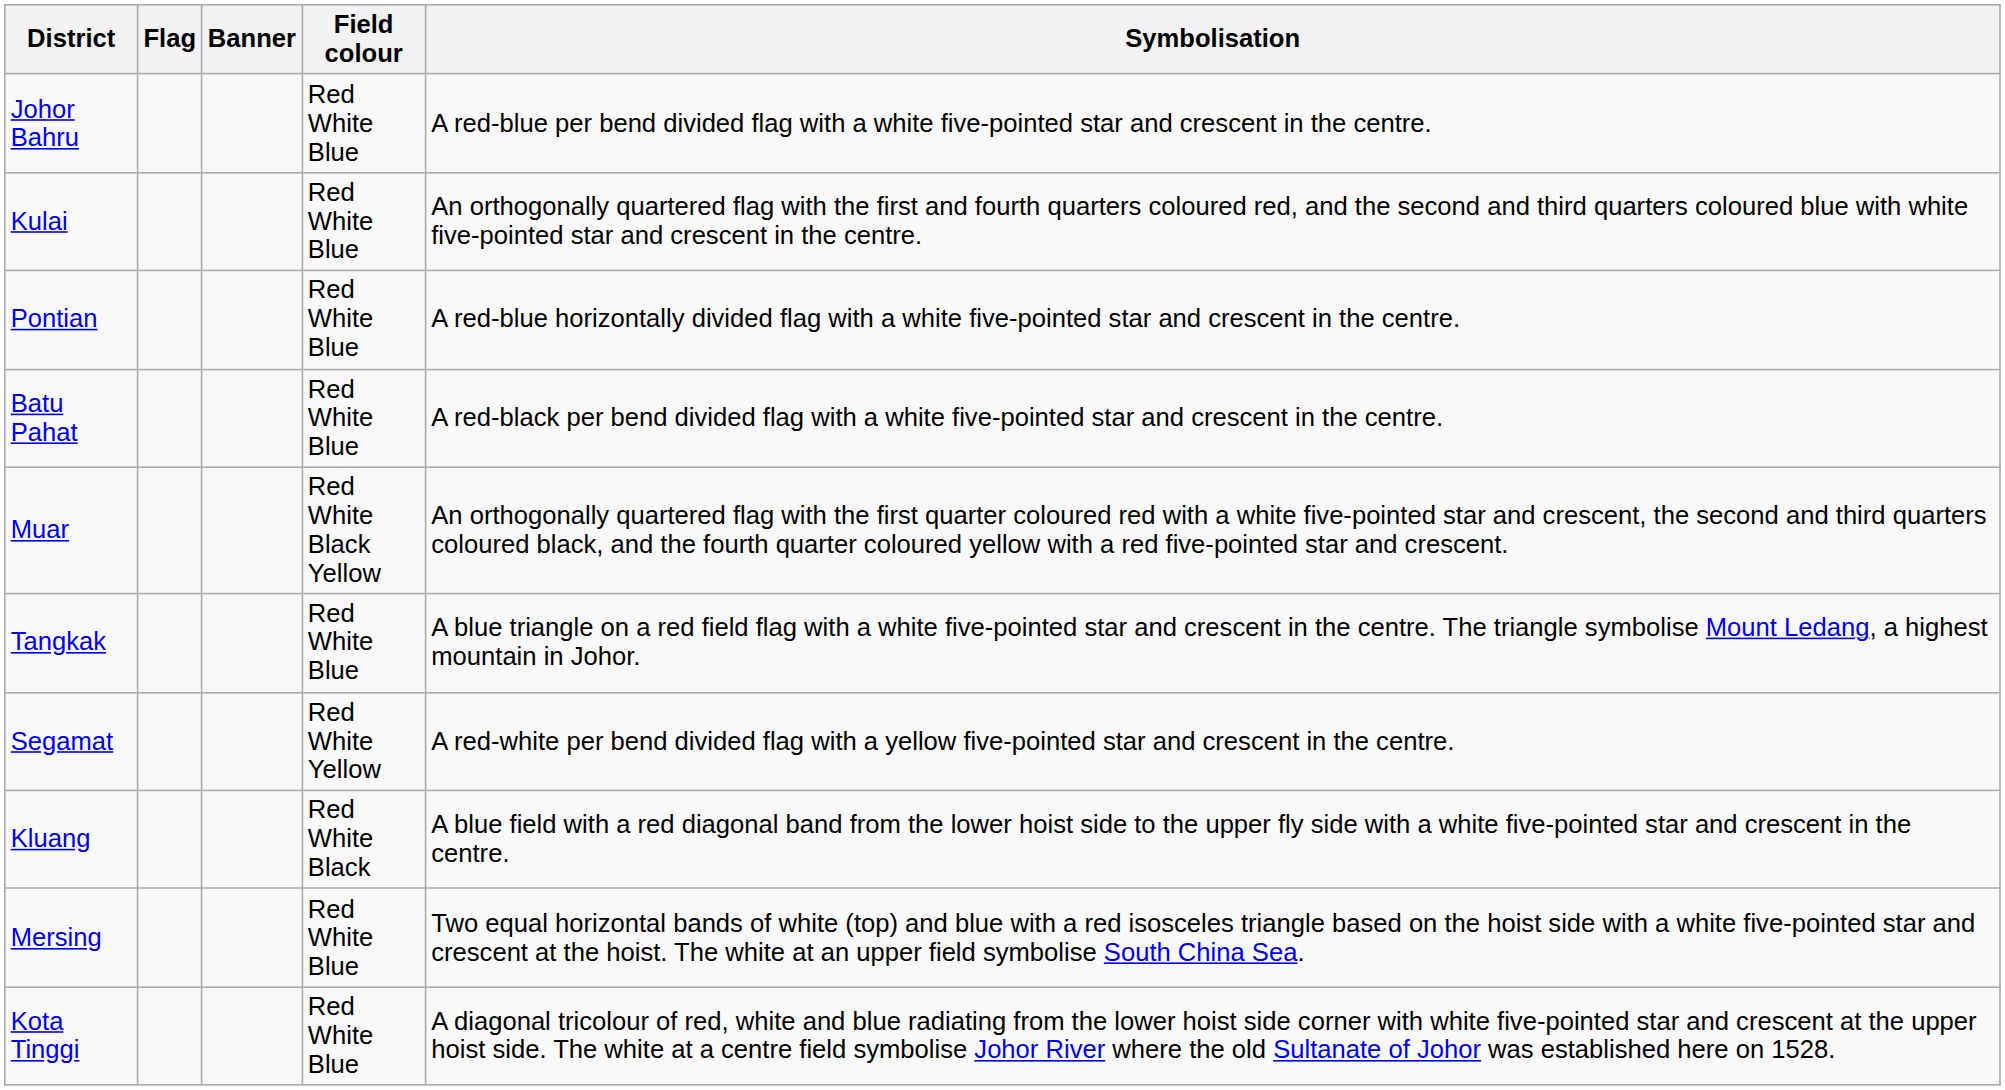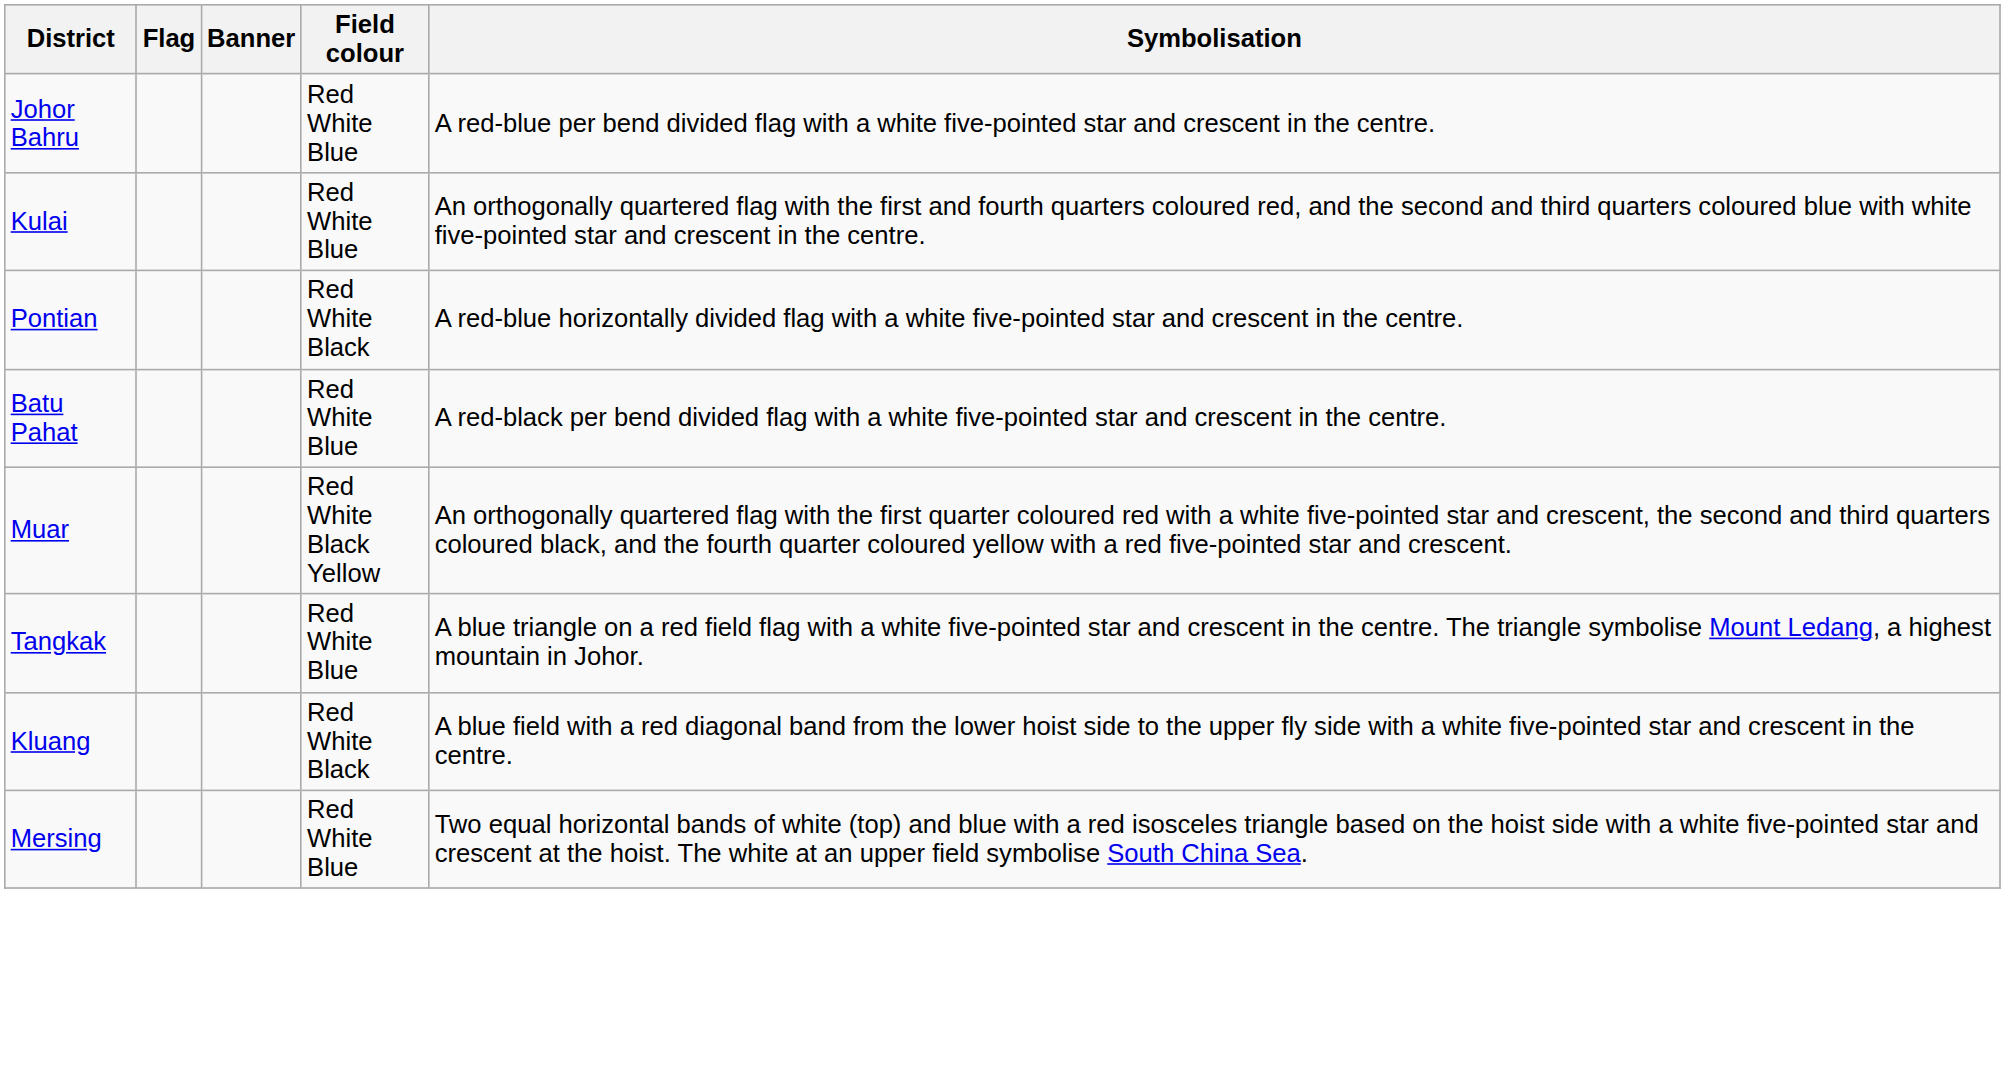(341, 319) Red White Blue -> (340, 319) Red White Black
- row: (62, 741)
- row: (45, 1035)
